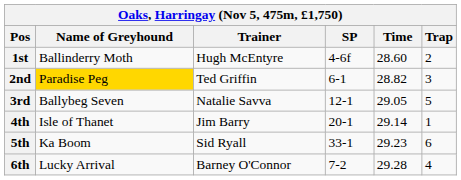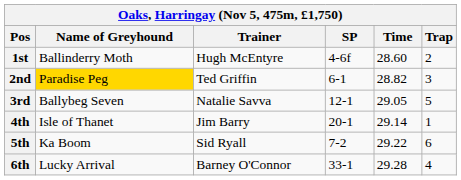(341, 143) 33-1 -> (337, 143) 7-2
(392, 143) 29.23 -> (392, 143) 29.22
(337, 164) 7-2 -> (341, 164) 33-1
